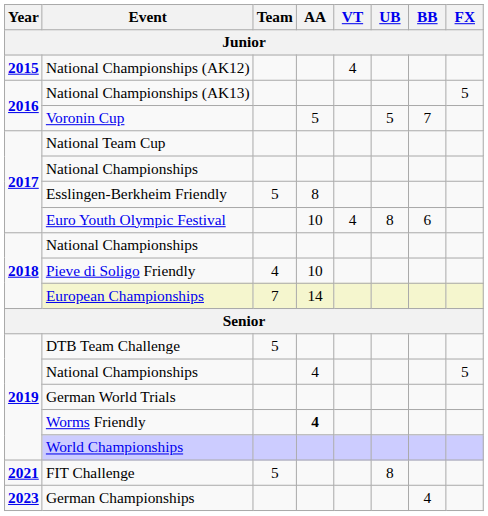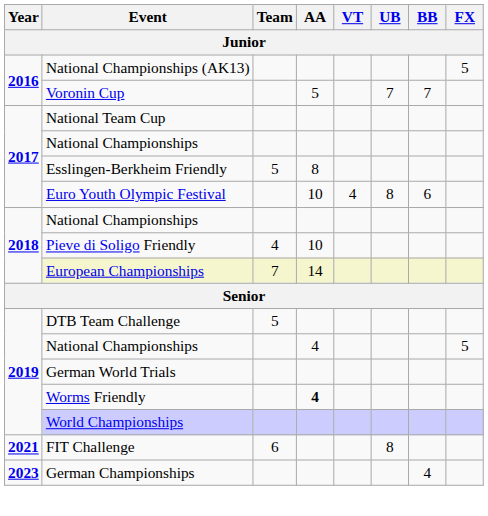- row: (23, 67)
(390, 118) 5 -> (390, 93) 7
(275, 472) 5 -> (275, 447) 6
